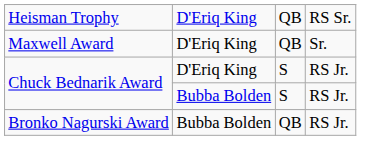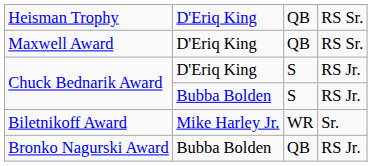(318, 43) Sr. -> (342, 43) RS Sr.
+ row: (68, 122)
